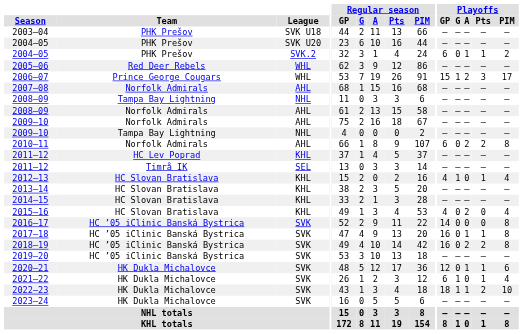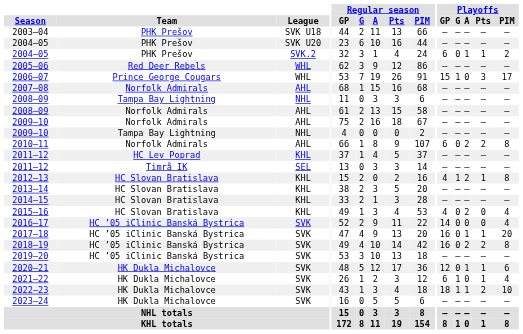(467, 77) 2 -> (467, 77) 0
(467, 178) 0 -> (467, 178) 2
(507, 178) 4 -> (507, 178) 8
(507, 223) 8 -> (507, 223) 4
(507, 234) 8 -> (507, 234) 20
